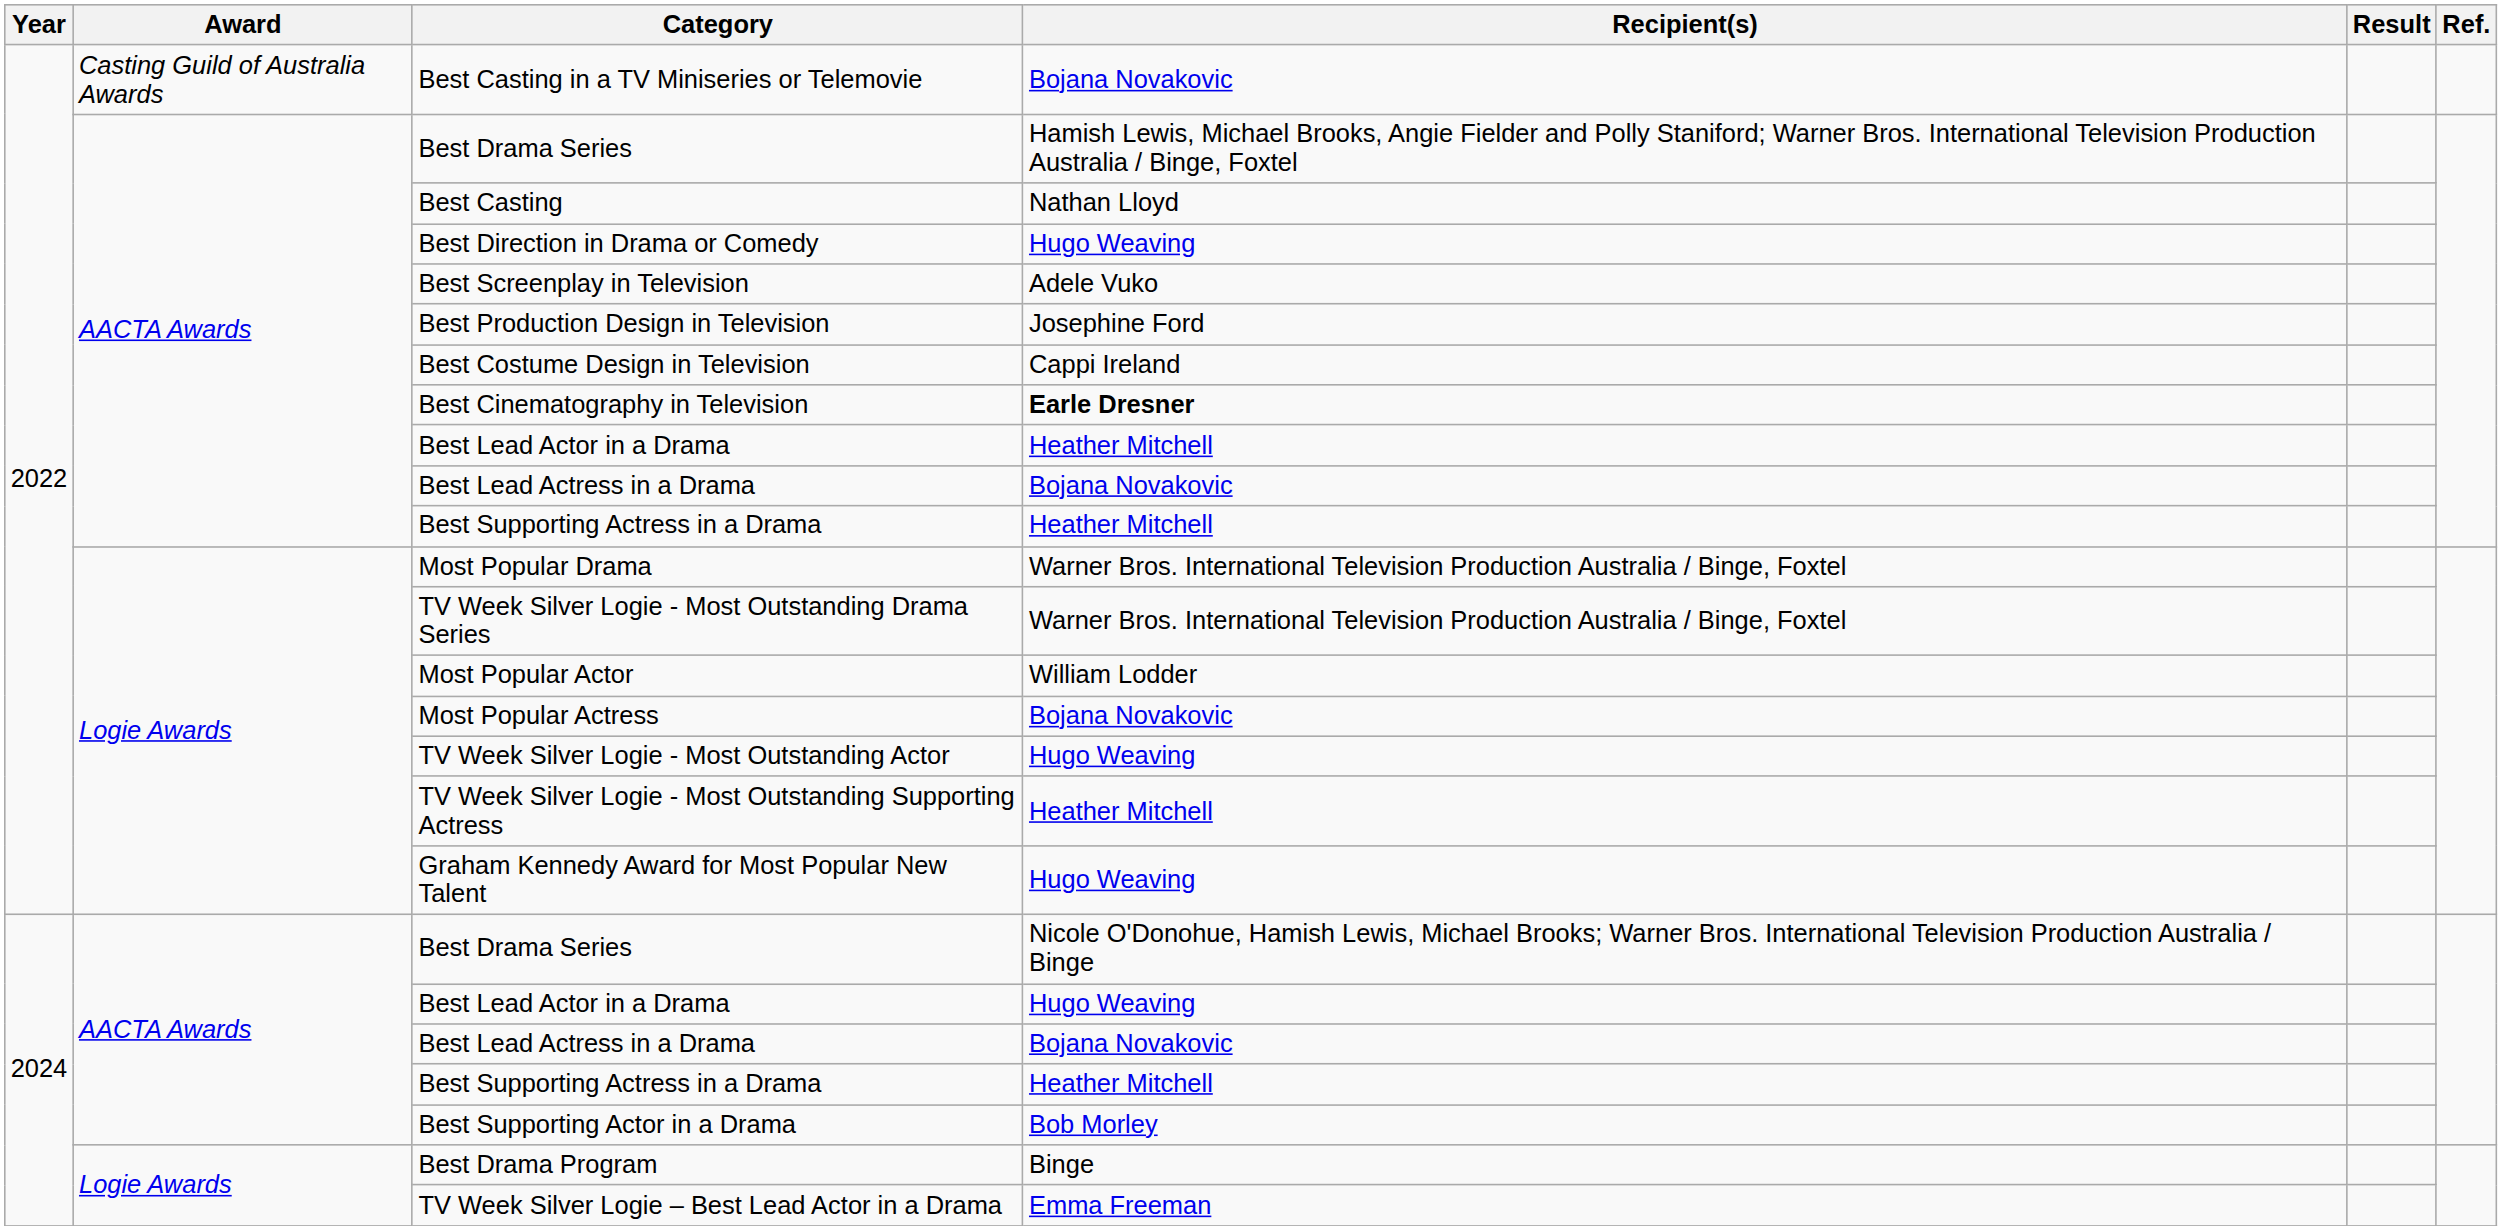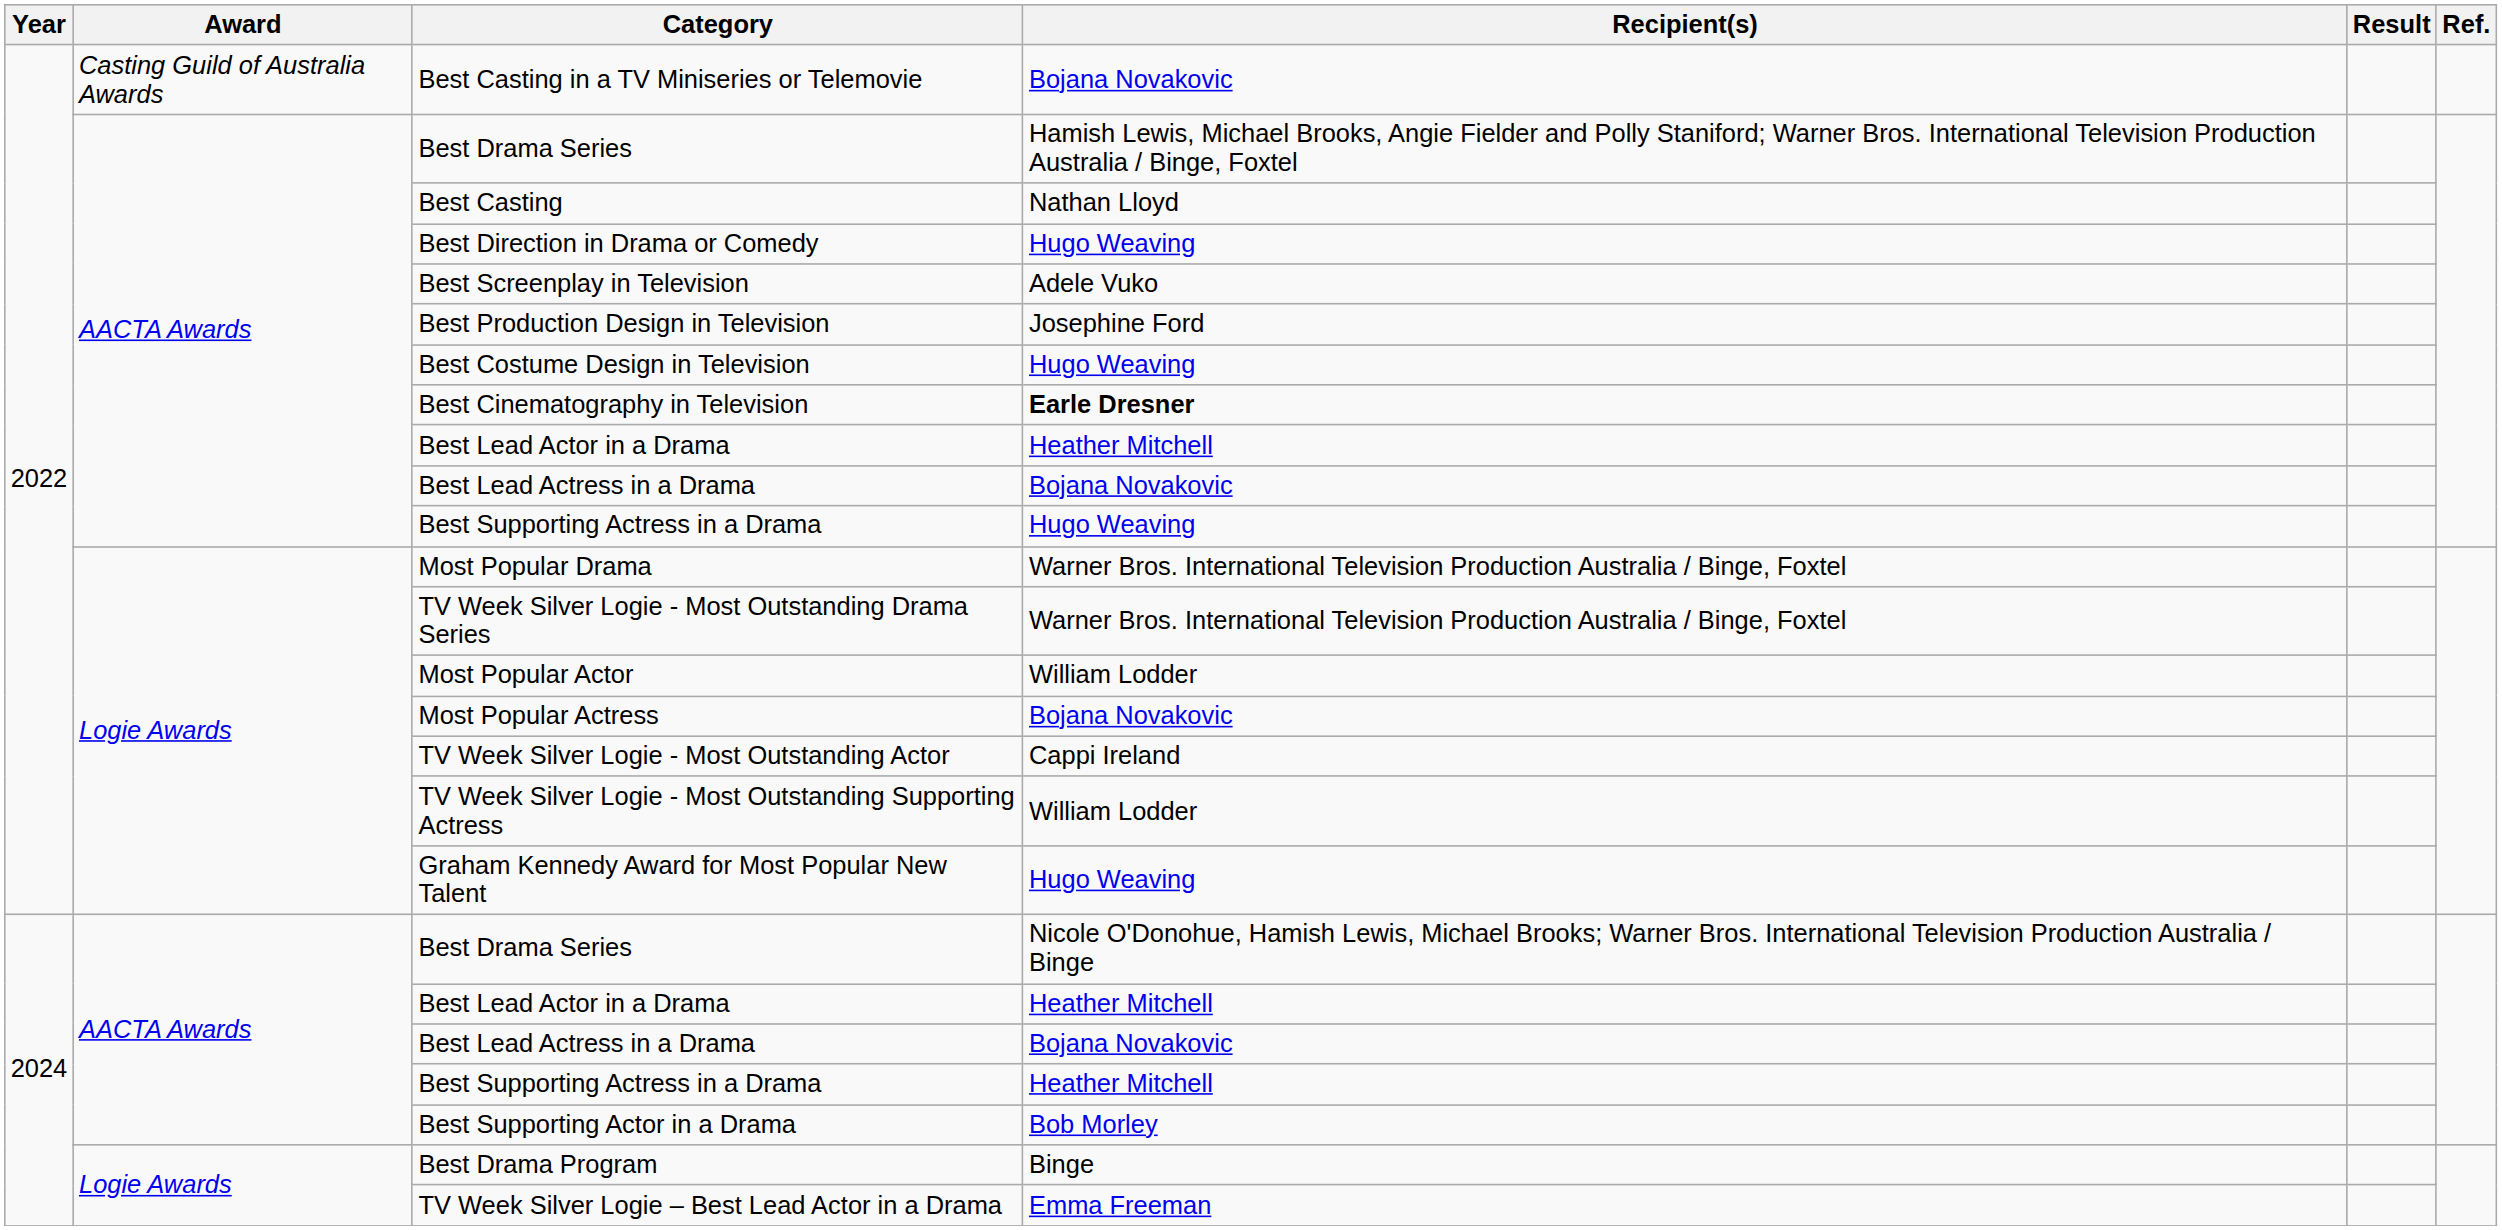(1105, 364) Cappi Ireland -> (1112, 364) Hugo Weaving
(1121, 525) Heather Mitchell -> (1112, 525) Hugo Weaving
(1112, 756) Hugo Weaving -> (1105, 756) Cappi Ireland
(1121, 810) Heather Mitchell -> (1113, 810) William Lodder
(1112, 1003) Hugo Weaving -> (1121, 1003) Heather Mitchell
